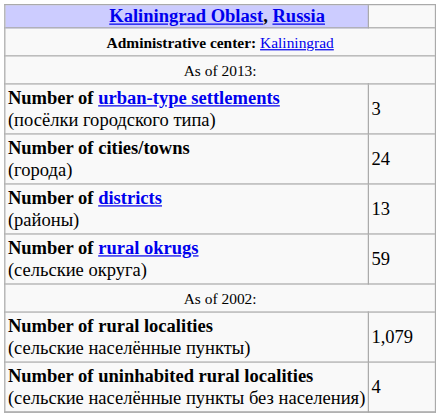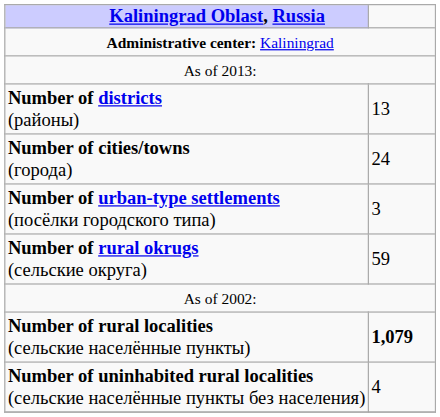rows swapped: (85, 208) <-> (144, 108)
(392, 336) normal -> (392, 336) bold
